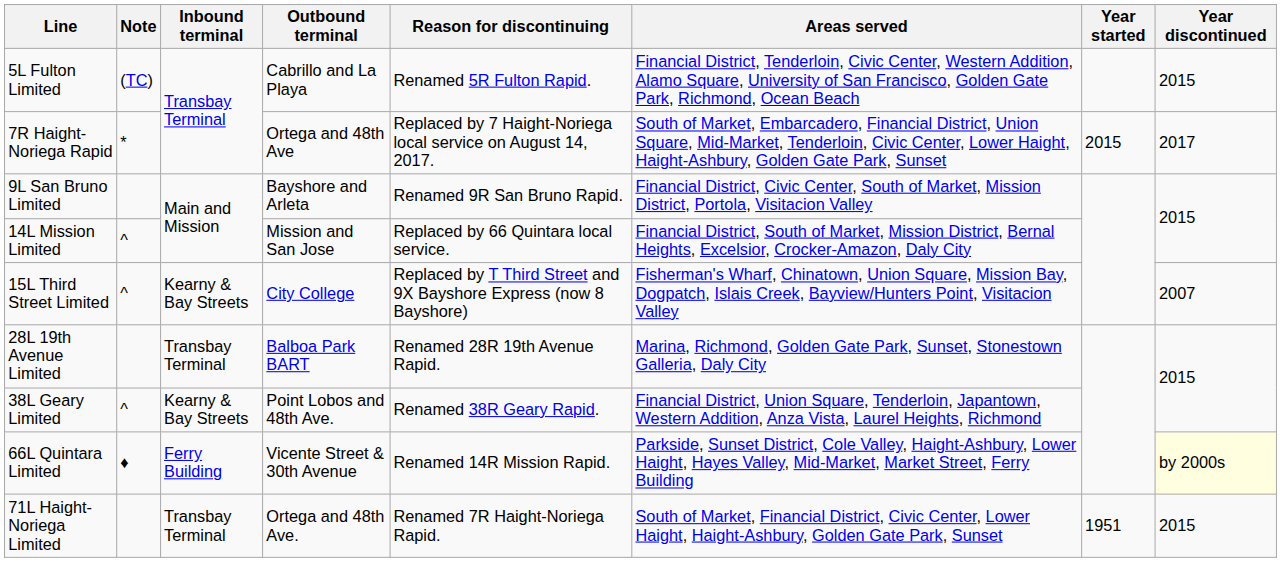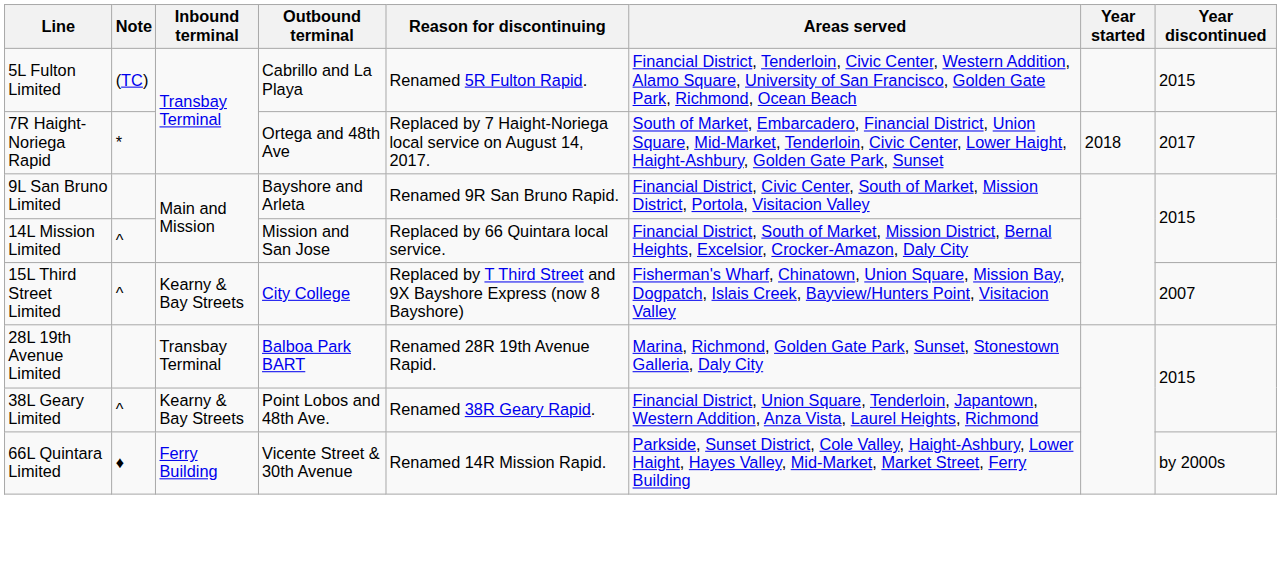(1103, 142) 2015 -> (1103, 142) 2018
(1192, 463) lightyellow background -> (1192, 463) no background
- row: (50, 525)
